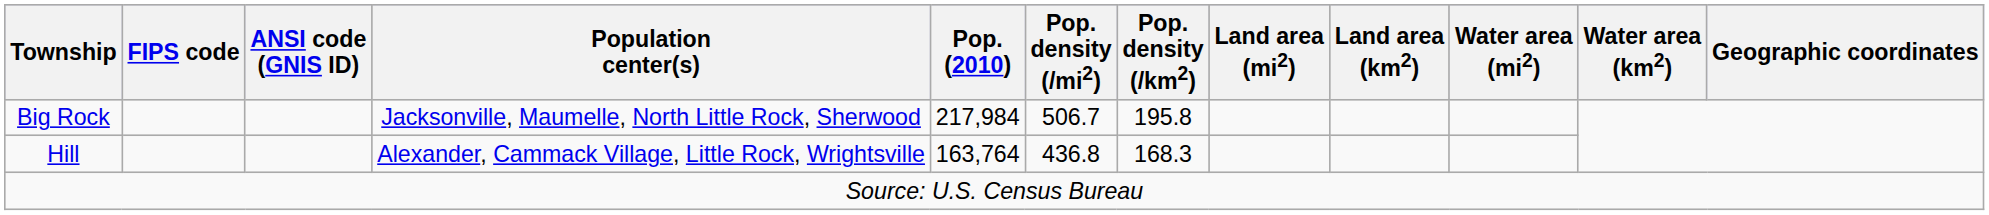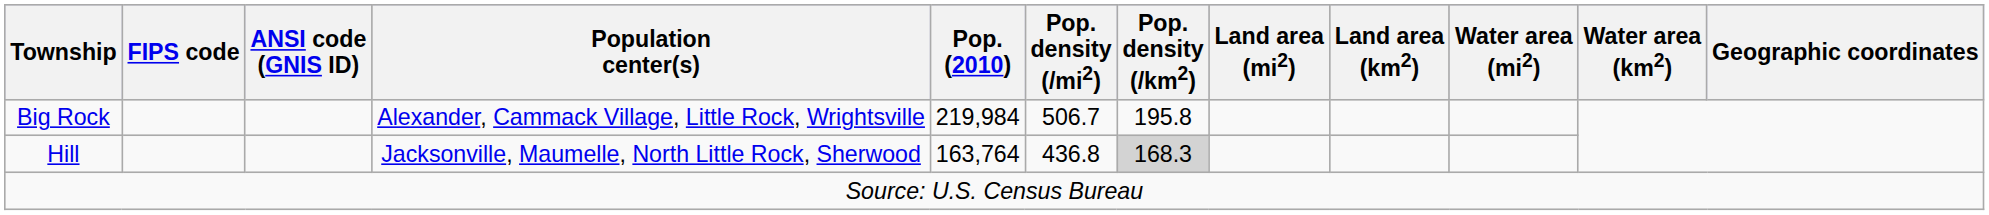(651, 118) Jacksonville, Maumelle, North Little Rock, Sherwood -> (651, 118) Alexander, Cammack Village, Little Rock, Wrightsville
(978, 118) 217,984 -> (978, 118) 219,984
(651, 154) Alexander, Cammack Village, Little Rock, Wrightsville -> (651, 154) Jacksonville, Maumelle, North Little Rock, Sherwood
(1163, 154) no background -> (1163, 154) lightgrey background
